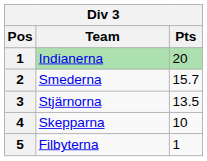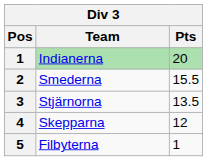(186, 79) 15.7 -> (186, 79) 15.5
(180, 123) 10 -> (180, 123) 12
